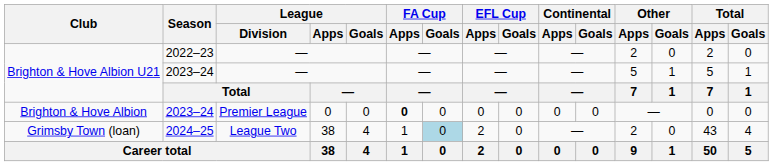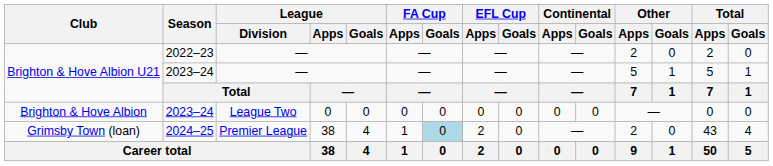(263, 111) Premier League -> (263, 111) League Two
(404, 111) bold -> (404, 111) normal
(263, 131) League Two -> (263, 131) Premier League
